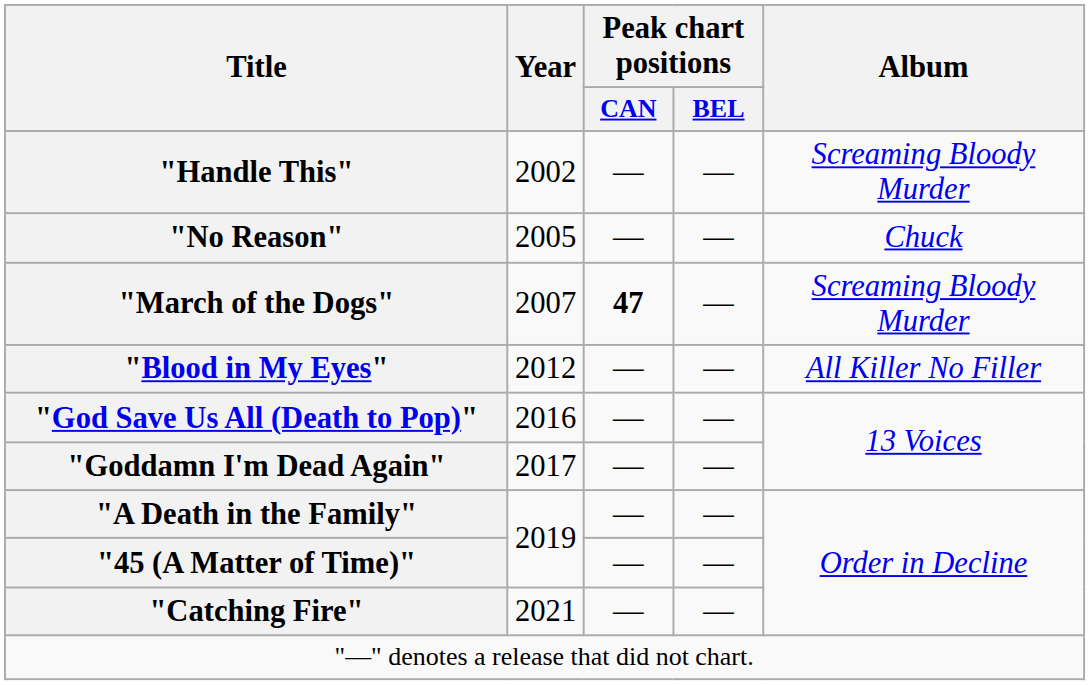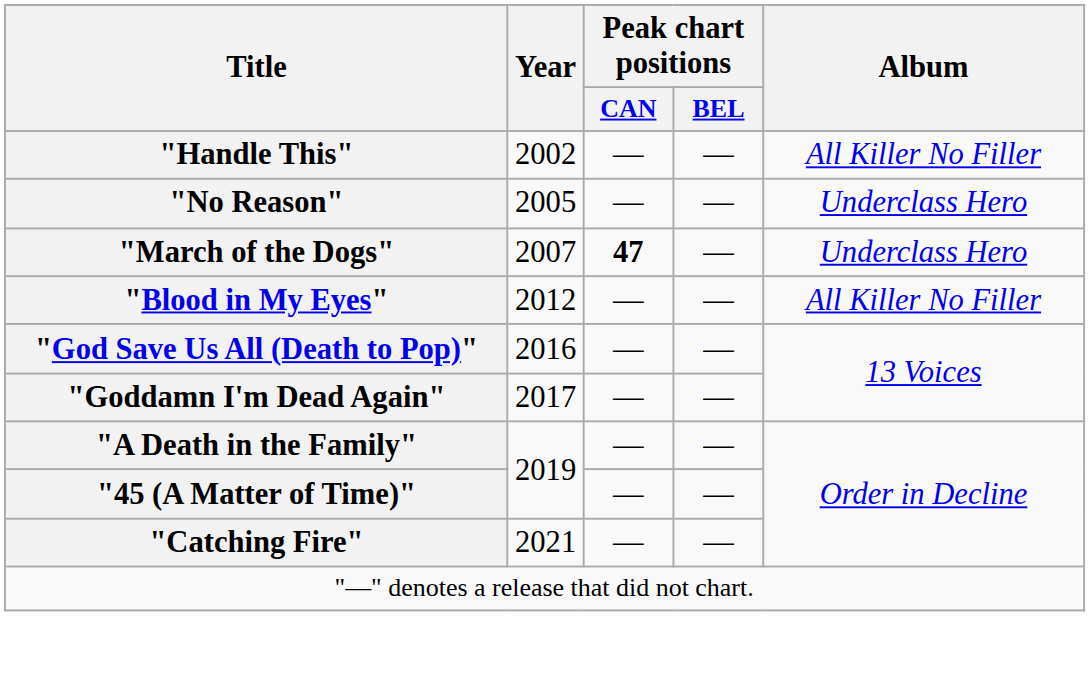(923, 171) Screaming Bloody Murder -> (923, 154) All Killer No Filler
(923, 237) Chuck -> (923, 202) Underclass Hero
(923, 302) Screaming Bloody Murder -> (923, 251) Underclass Hero
